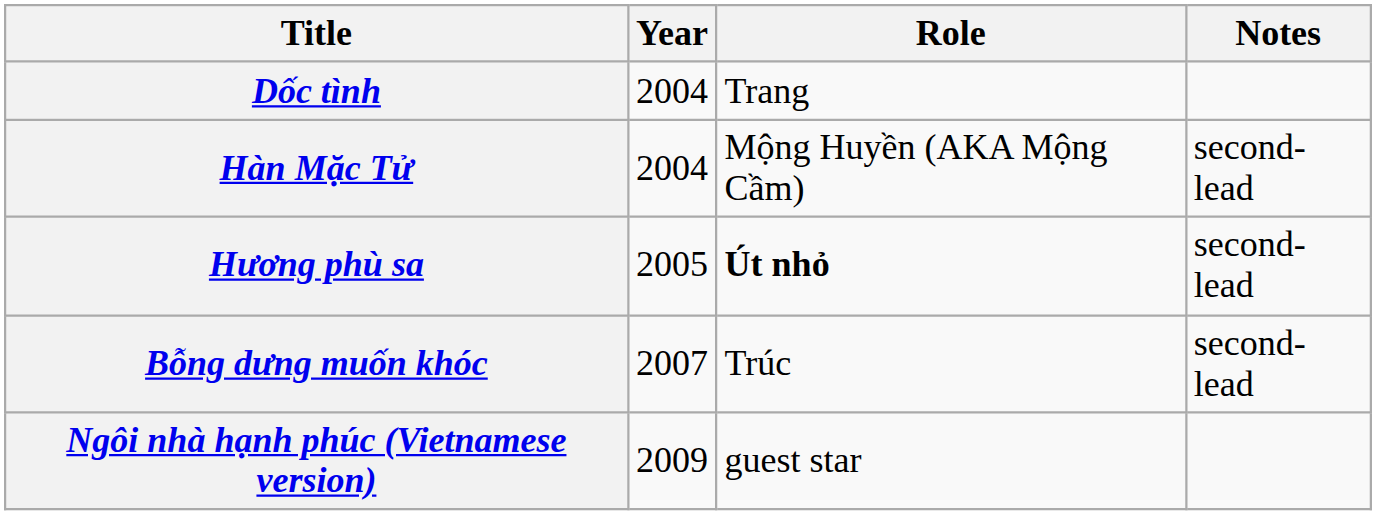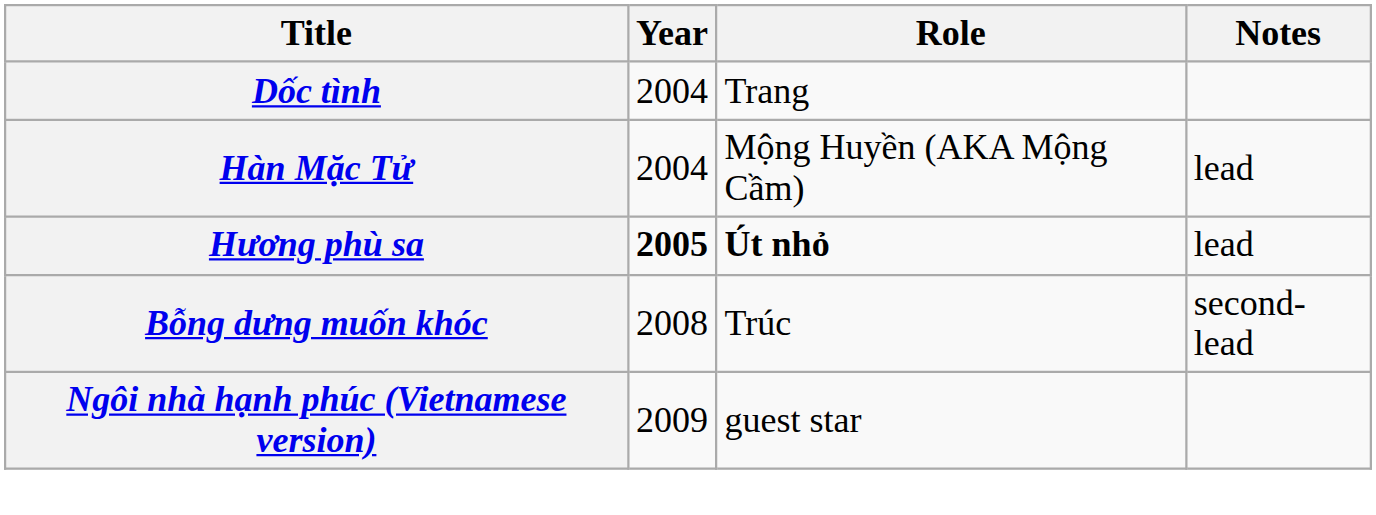(1250, 167) second-lead -> (1224, 167) lead
(672, 265) normal -> (672, 244) bold
(1250, 265) second-lead -> (1224, 244) lead
(672, 362) 2007 -> (672, 322) 2008
